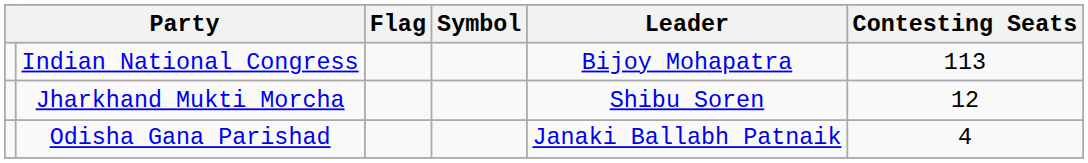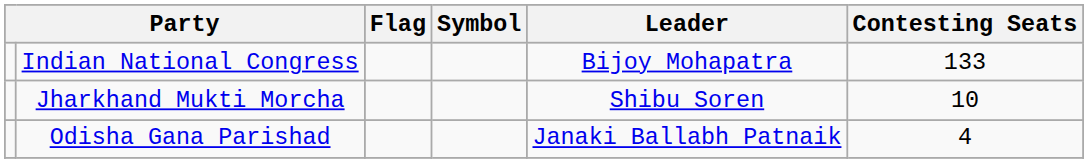(965, 62) 113 -> (965, 62) 133
(965, 100) 12 -> (965, 100) 10
